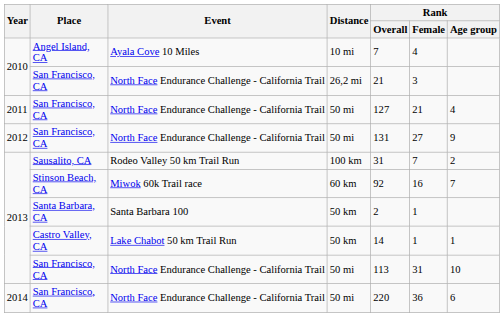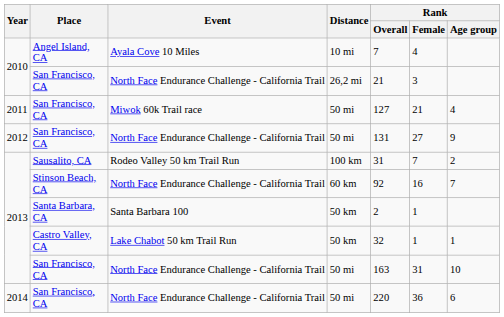(218, 109) North Face Endurance Challenge - California Trail -> (156, 109) Miwok 60k Trail race
(156, 183) Miwok 60k Trail race -> (218, 183) North Face Endurance Challenge - California Trail
(379, 240) 14 -> (379, 240) 32
(381, 269) 113 -> (381, 269) 163
